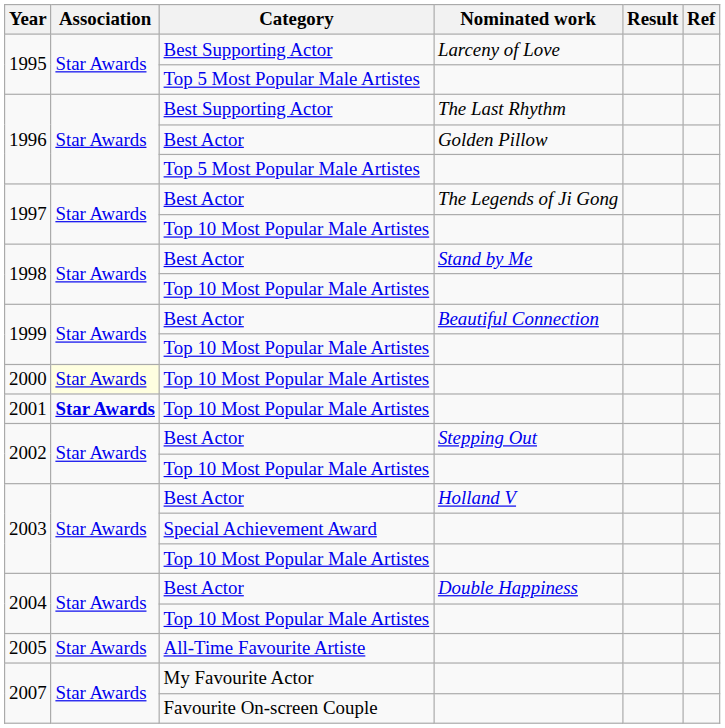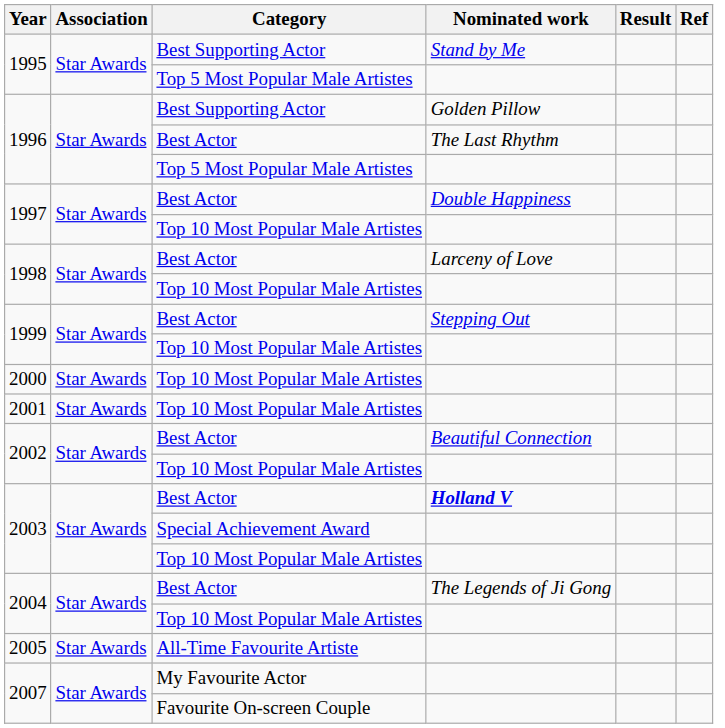(499, 49) Larceny of Love -> (478, 49) Stand by Me
(502, 109) The Last Rhythm -> (486, 109) Golden Pillow
(493, 139) Golden Pillow -> (495, 139) The Last Rhythm
(528, 199) The Legends of Ji Gong -> (501, 199) Double Happiness
(485, 259) Stand by Me -> (492, 259) Larceny of Love
(518, 318) Beautiful Connection -> (480, 318) Stepping Out
(101, 378) lightyellow background -> (101, 378) no background
(105, 408) bold -> (101, 408) normal
(487, 438) Stepping Out -> (511, 438) Beautiful Connection
(477, 498) normal -> (471, 498) bold
(508, 588) Double Happiness -> (521, 588) The Legends of Ji Gong
